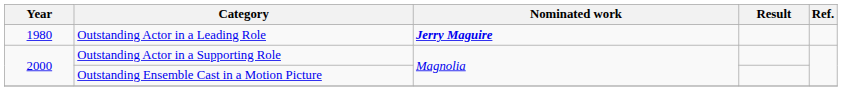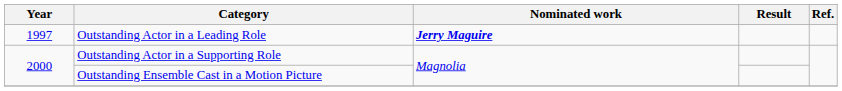(39, 34) 1980 -> (39, 34) 1997
